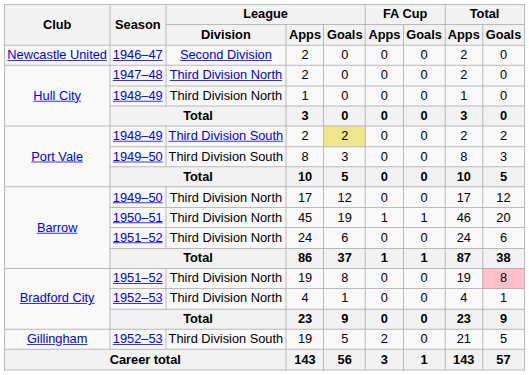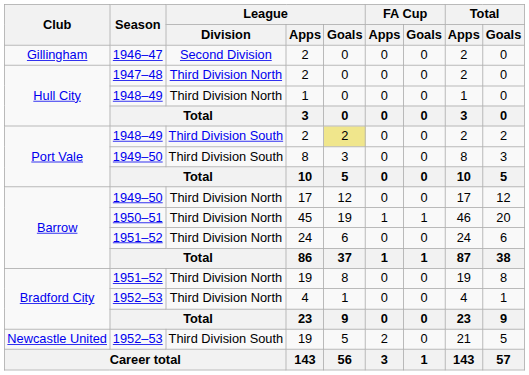(57, 55) Newcastle United -> (57, 55) Gillingham
(503, 278) pink background -> (503, 278) no background
(57, 339) Gillingham -> (57, 339) Newcastle United
